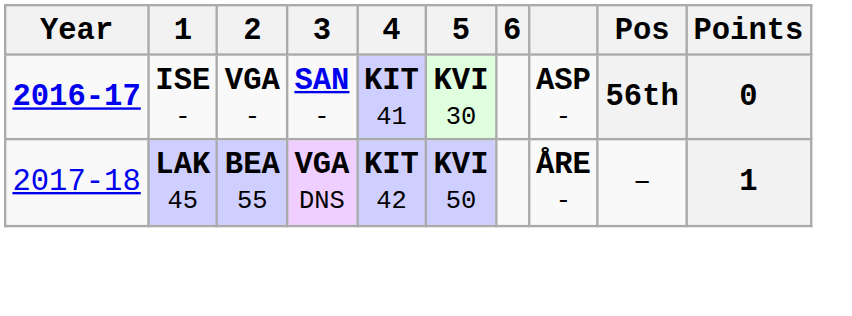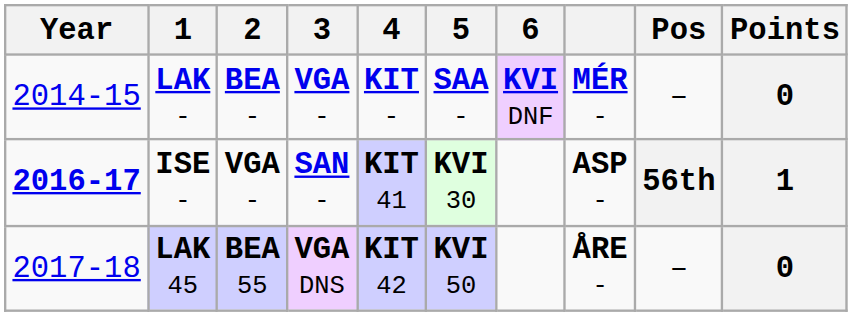+ row: (183, 96)
(748, 97) 0 -> (785, 183) 1
(748, 183) 1 -> (785, 268) 0
